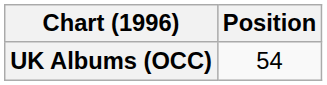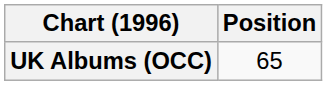(270, 60) 54 -> (270, 60) 65
